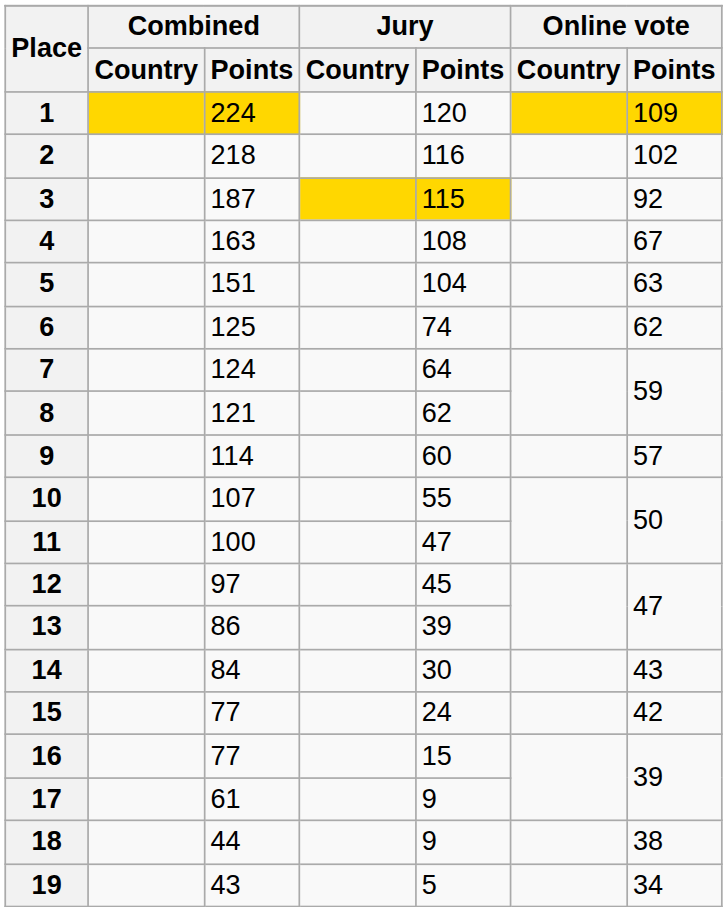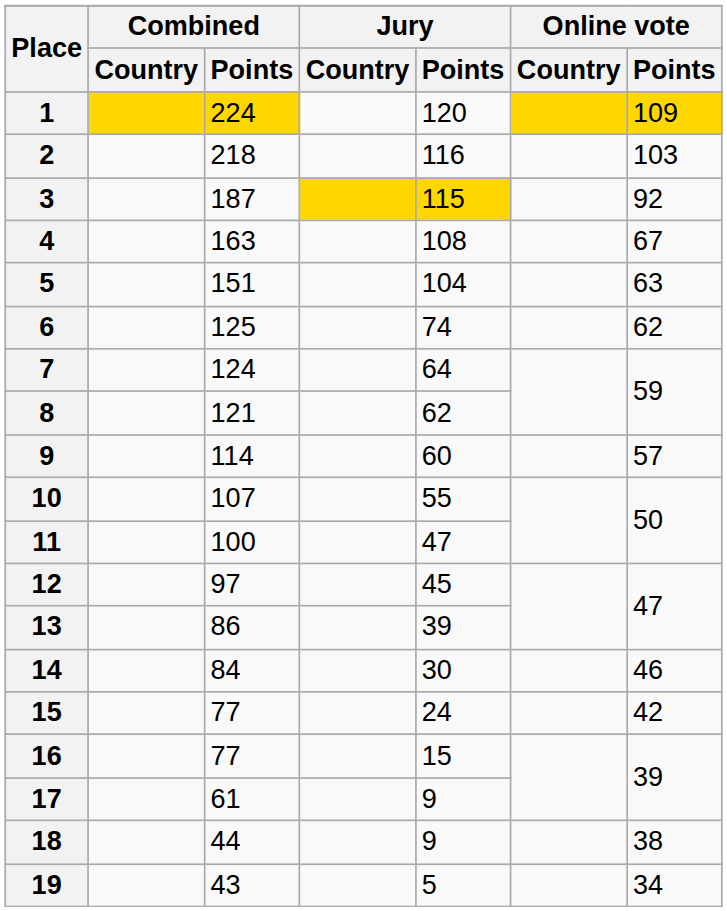(656, 155) 102 -> (656, 155) 103
(648, 670) 43 -> (648, 670) 46
